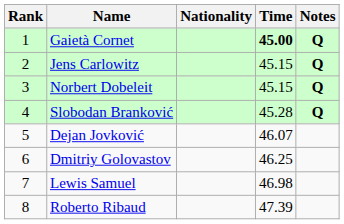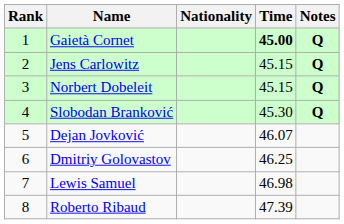(276, 111) 45.28 -> (276, 111) 45.30
